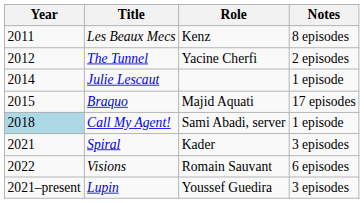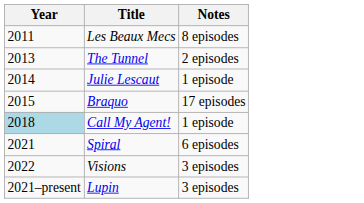- column: (234, 15)
(21, 58) 2012 -> (21, 58) 2013
(320, 144) 3 episodes -> (210, 144) 6 episodes
(320, 166) 6 episodes -> (210, 166) 3 episodes
